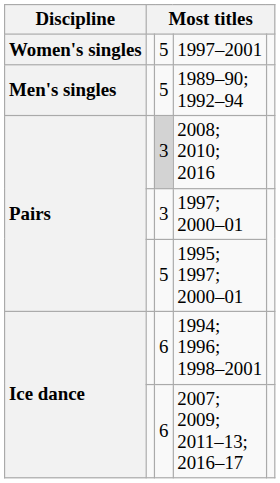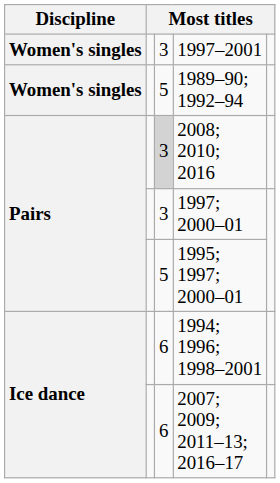(164, 49) 5 -> (164, 49) 3
(63, 89) Men's singles -> (75, 89) Women's singles
